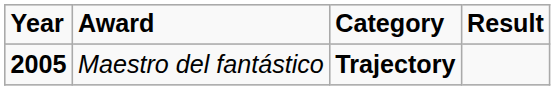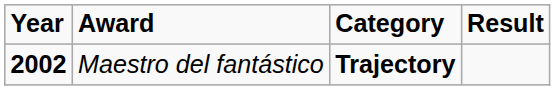(39, 64) 2005 -> (39, 64) 2002
